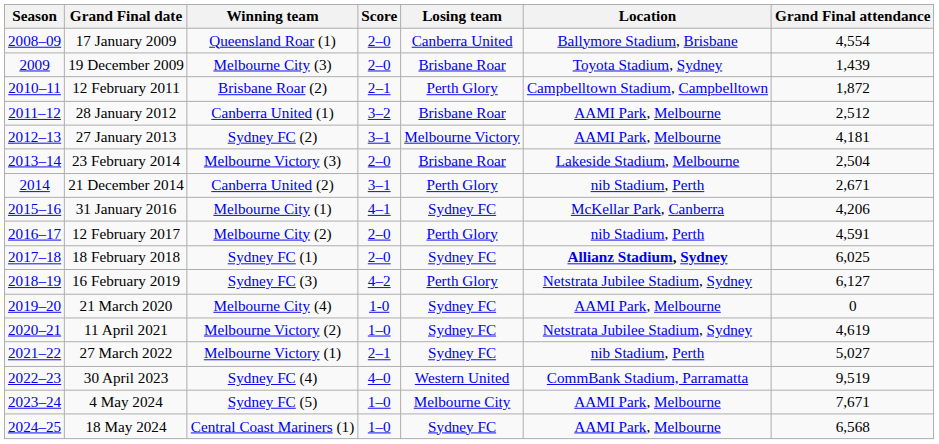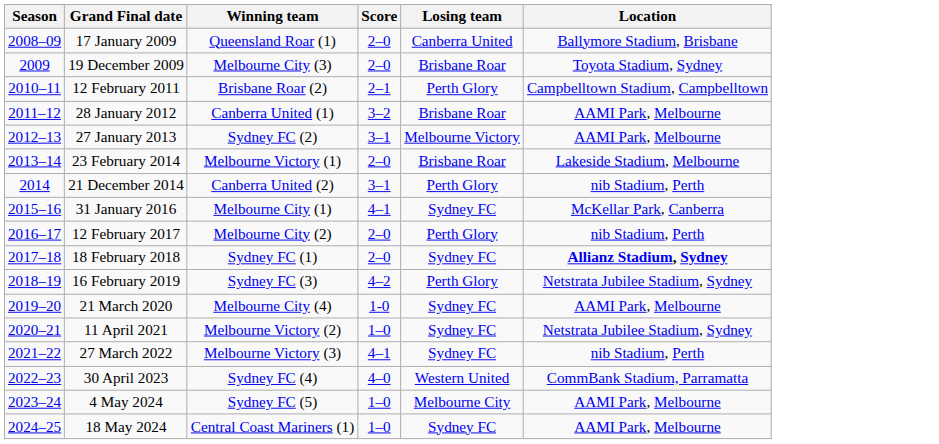- column: (853, 16)
(273, 161) Melbourne Victory (3) -> (273, 161) Melbourne Victory (1)
(273, 354) Melbourne Victory (1) -> (273, 354) Melbourne Victory (3)
(379, 354) 2–1 -> (379, 354) 4–1
